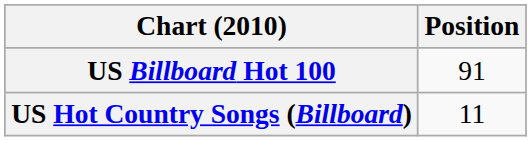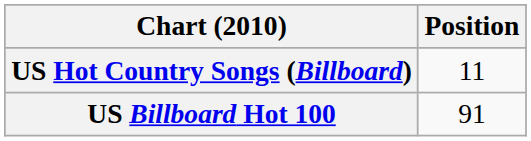rows swapped: (212, 69) <-> (212, 113)
